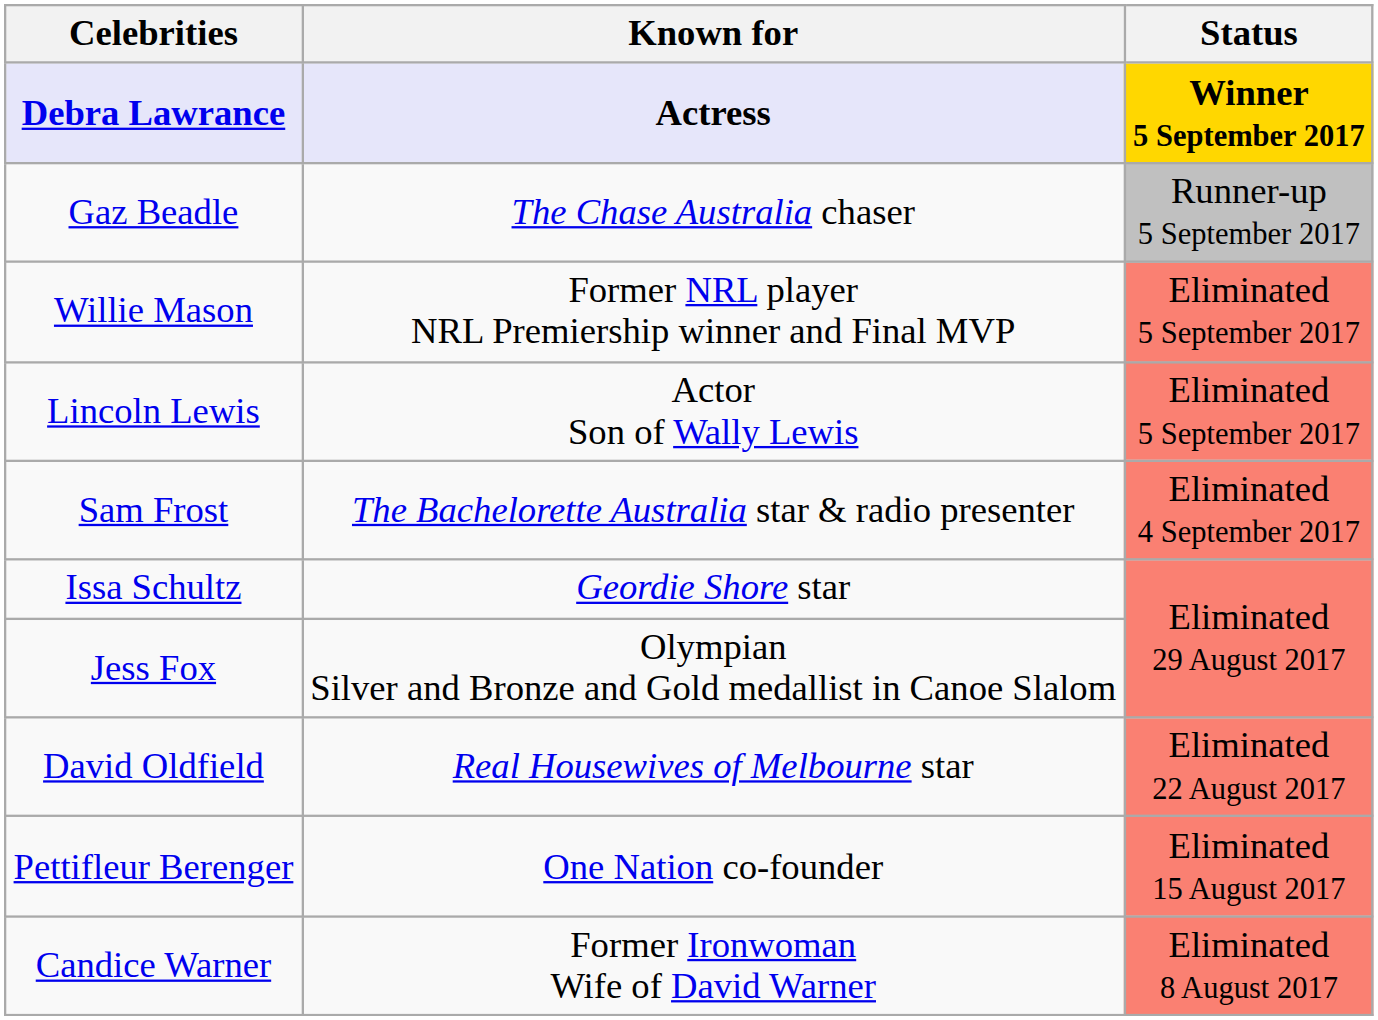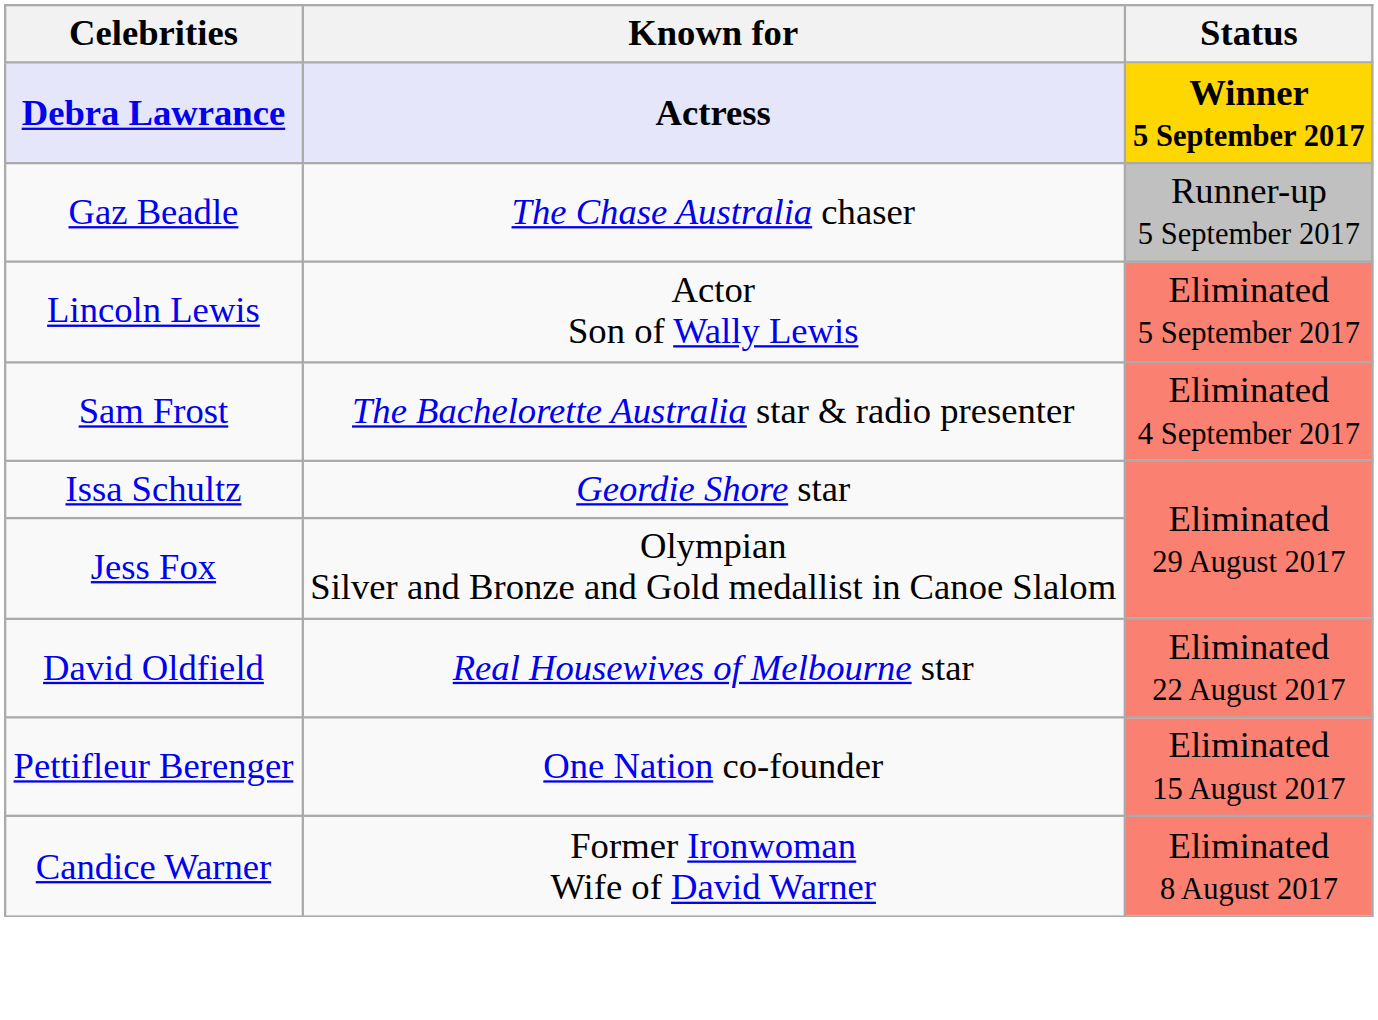- row: (153, 310)
